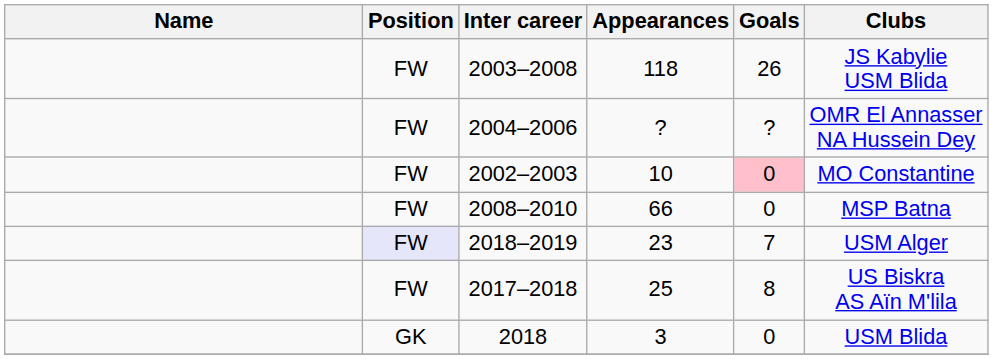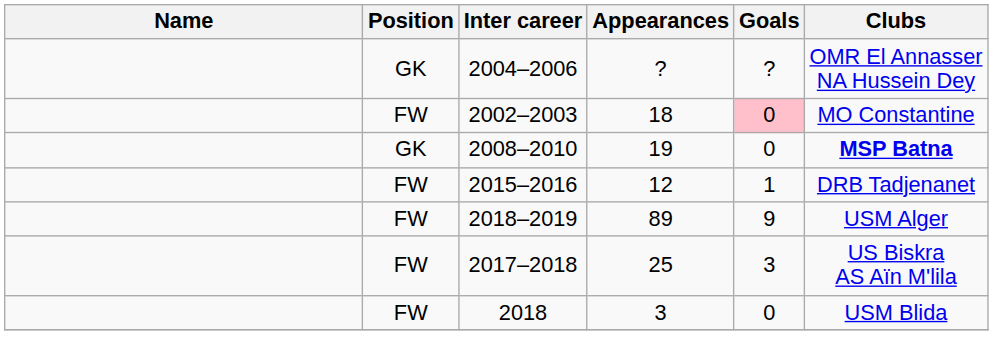- row: (523, 68)
(411, 127) FW -> (411, 68) GK
(661, 174) 10 -> (661, 115) 18
(411, 208) FW -> (411, 149) GK
(661, 208) 66 -> (661, 149) 19
(896, 208) normal -> (896, 149) bold
+ row: (523, 184)
(411, 243) lavender background -> (411, 218) no background
(661, 243) 23 -> (661, 218) 89
(769, 243) 7 -> (769, 218) 9
(769, 290) 8 -> (769, 265) 3
(411, 336) GK -> (411, 312) FW
